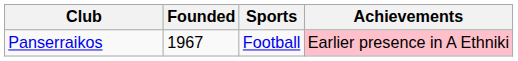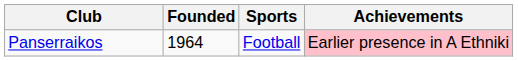(185, 42) 1967 -> (185, 42) 1964
